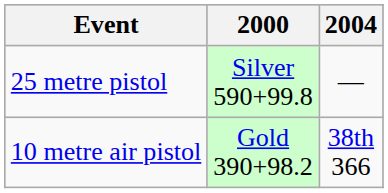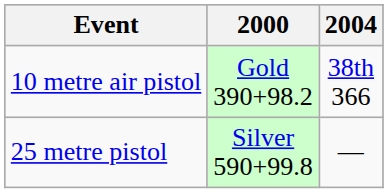rows swapped: (89, 81) <-> (106, 151)
